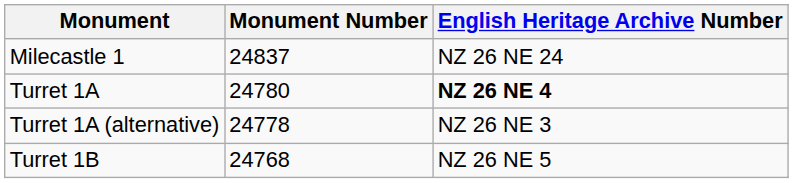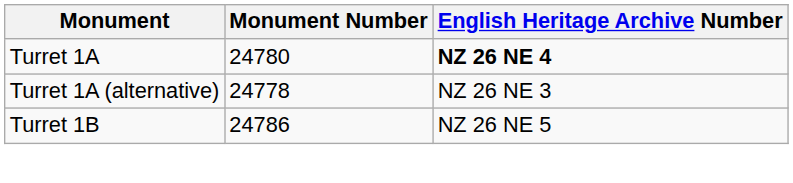- row: (67, 56)
(260, 159) 24768 -> (260, 125) 24786
